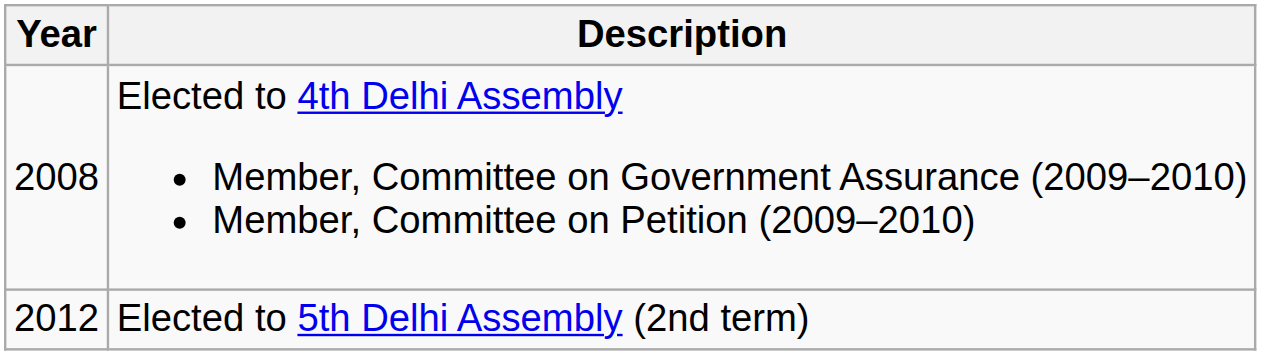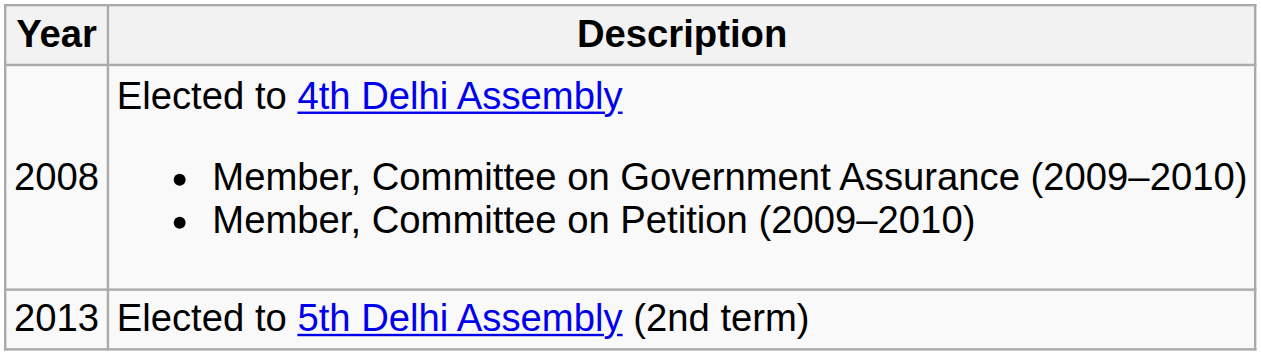(57, 318) 2012 -> (57, 318) 2013
